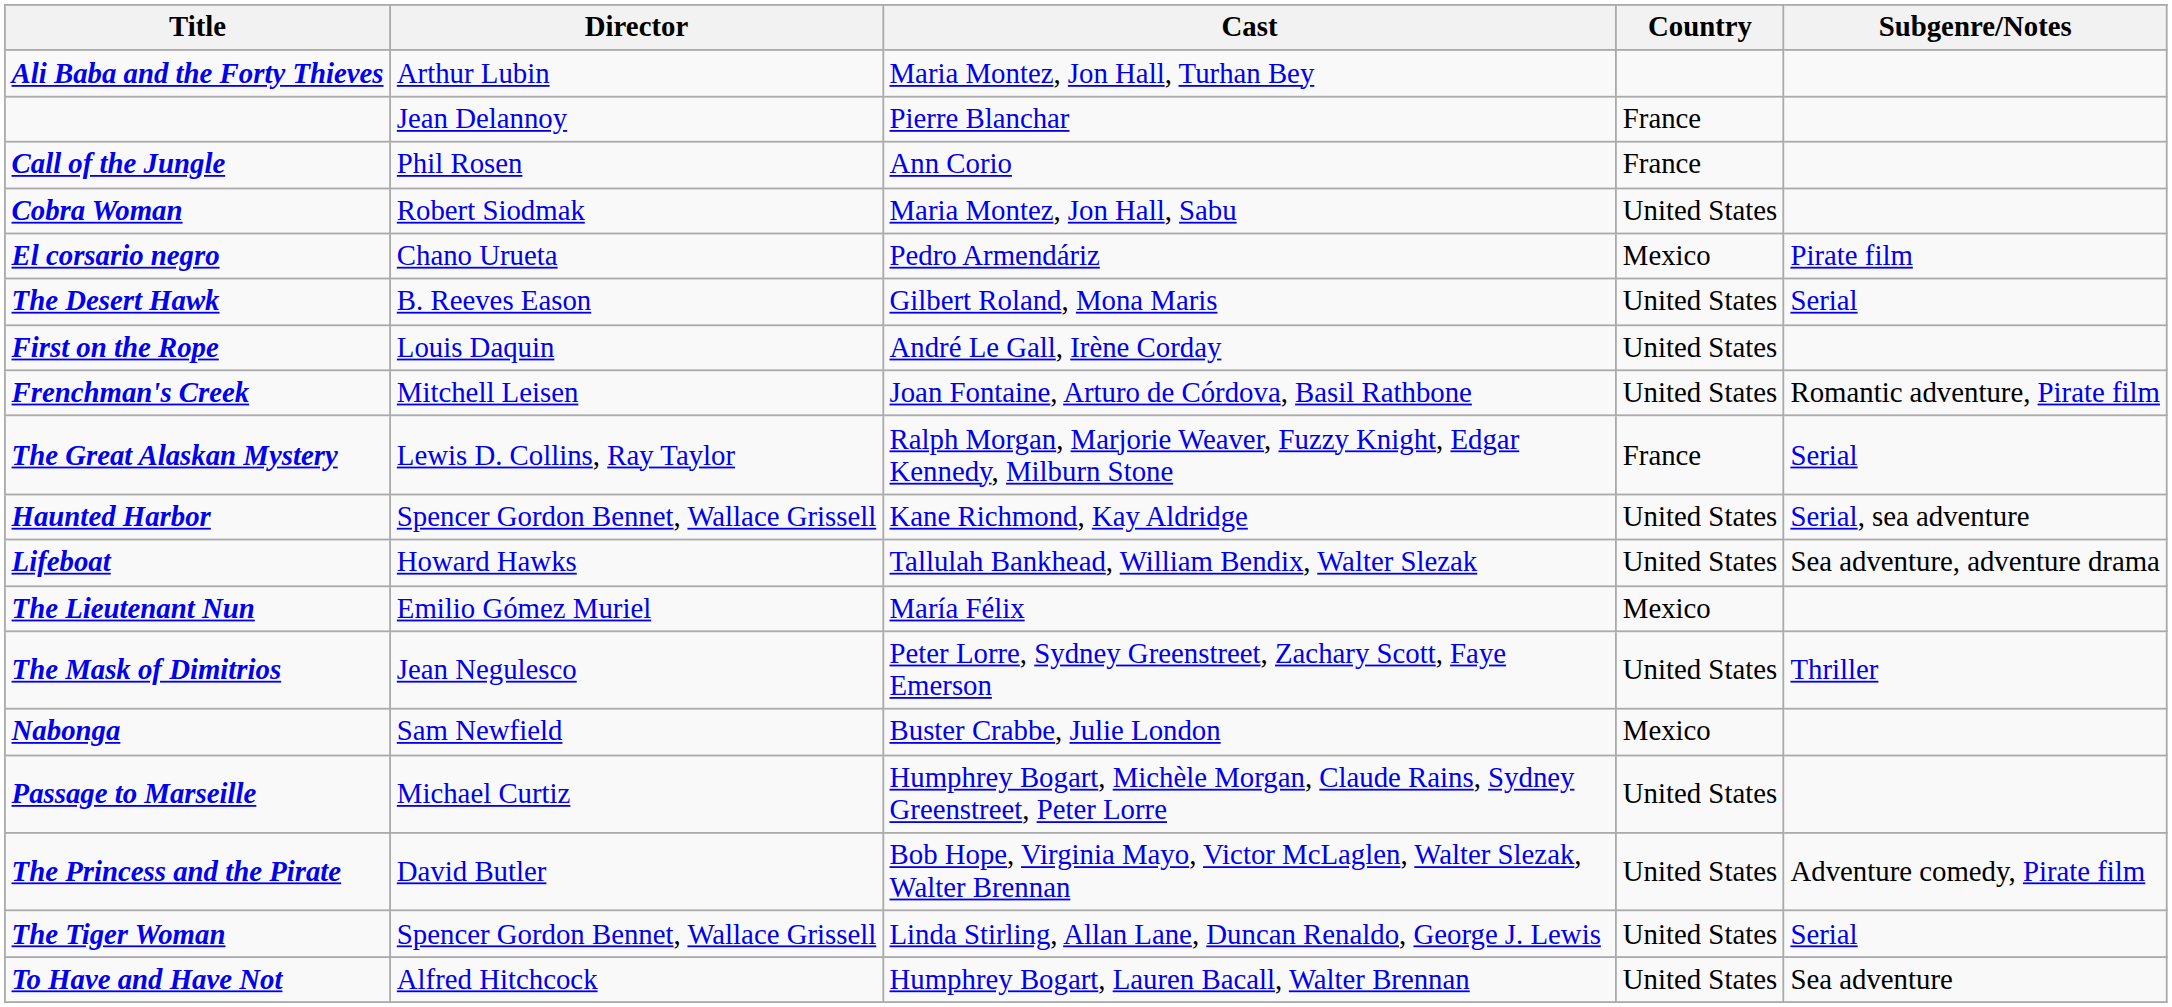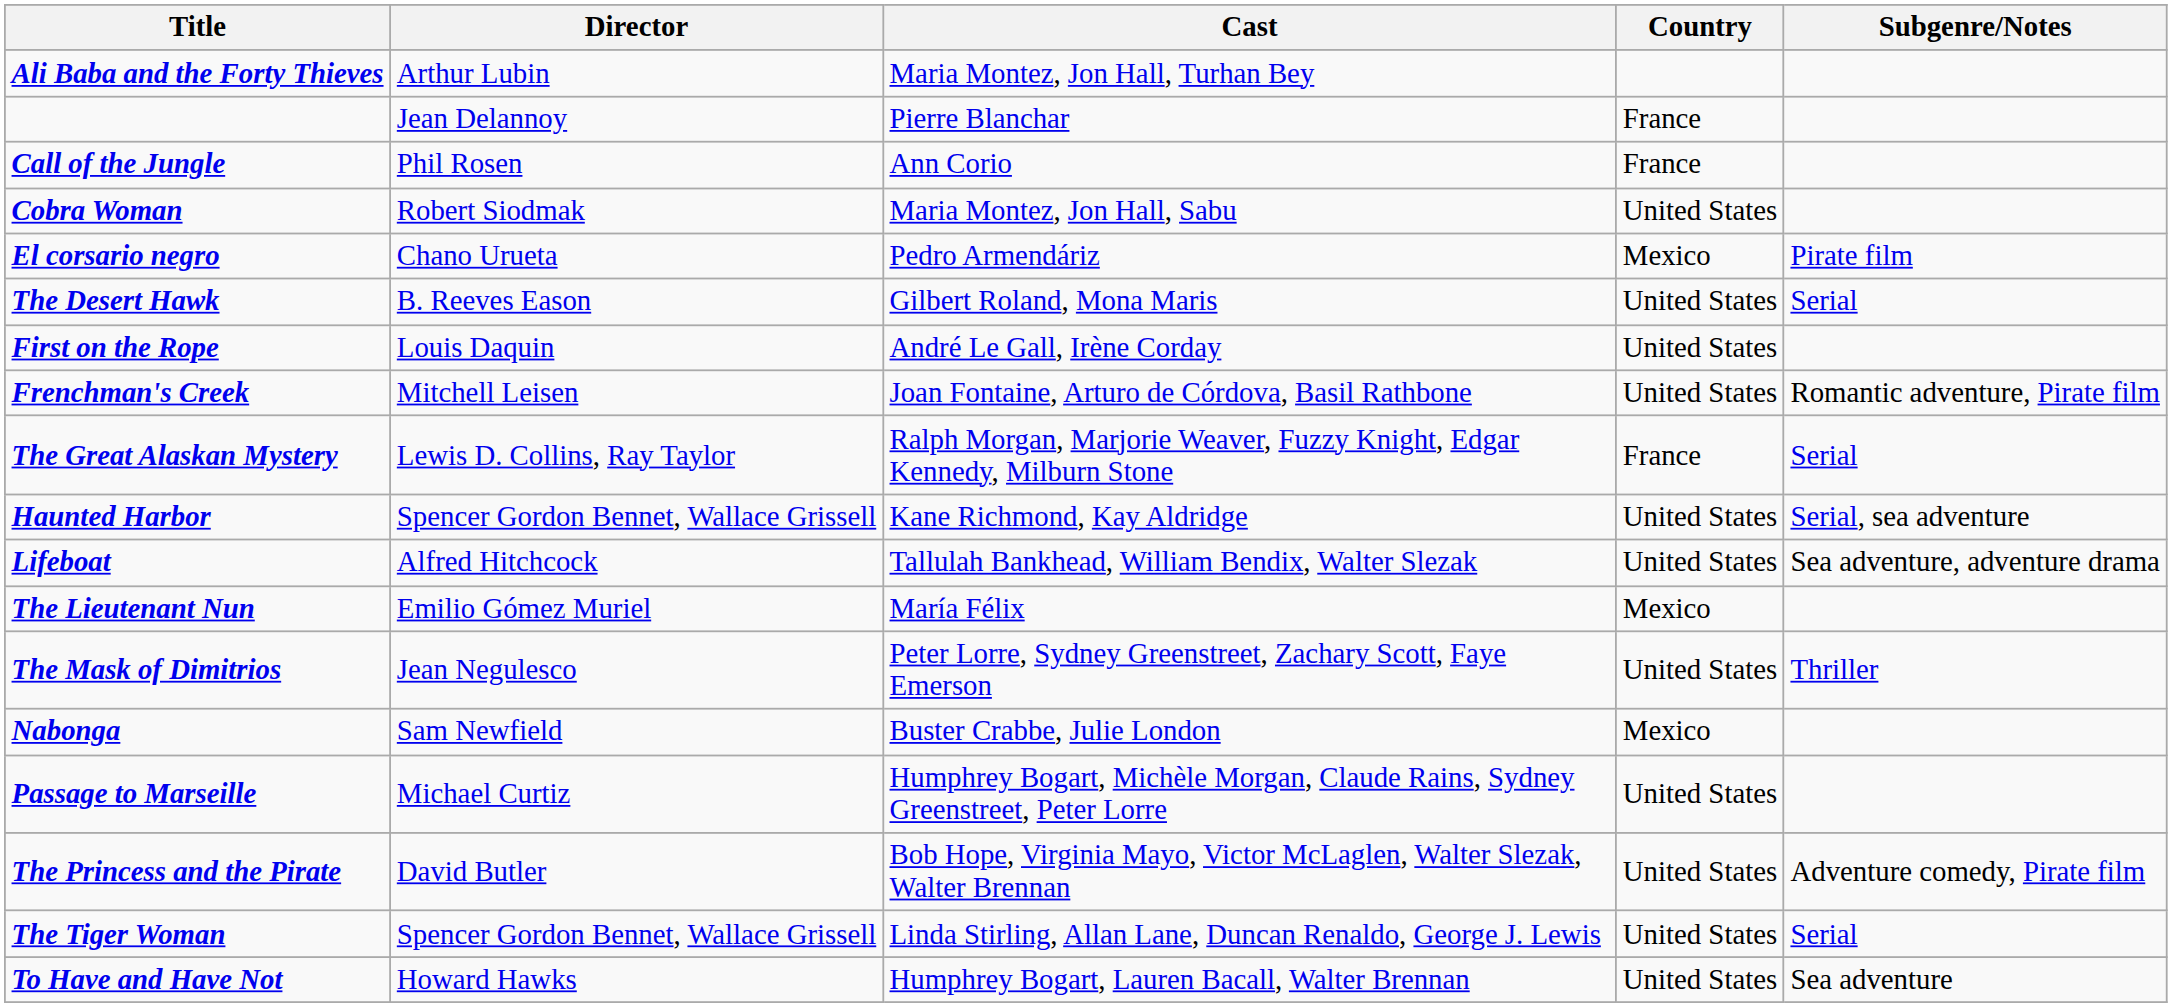(487, 562) Howard Hawks -> (497, 562) Alfred Hitchcock
(497, 979) Alfred Hitchcock -> (487, 979) Howard Hawks
